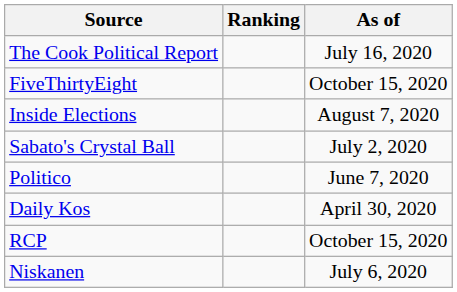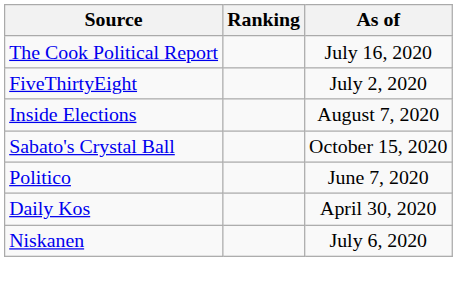(378, 83) October 15, 2020 -> (378, 83) July 2, 2020
(378, 146) July 2, 2020 -> (378, 146) October 15, 2020
- row: (28, 240)
